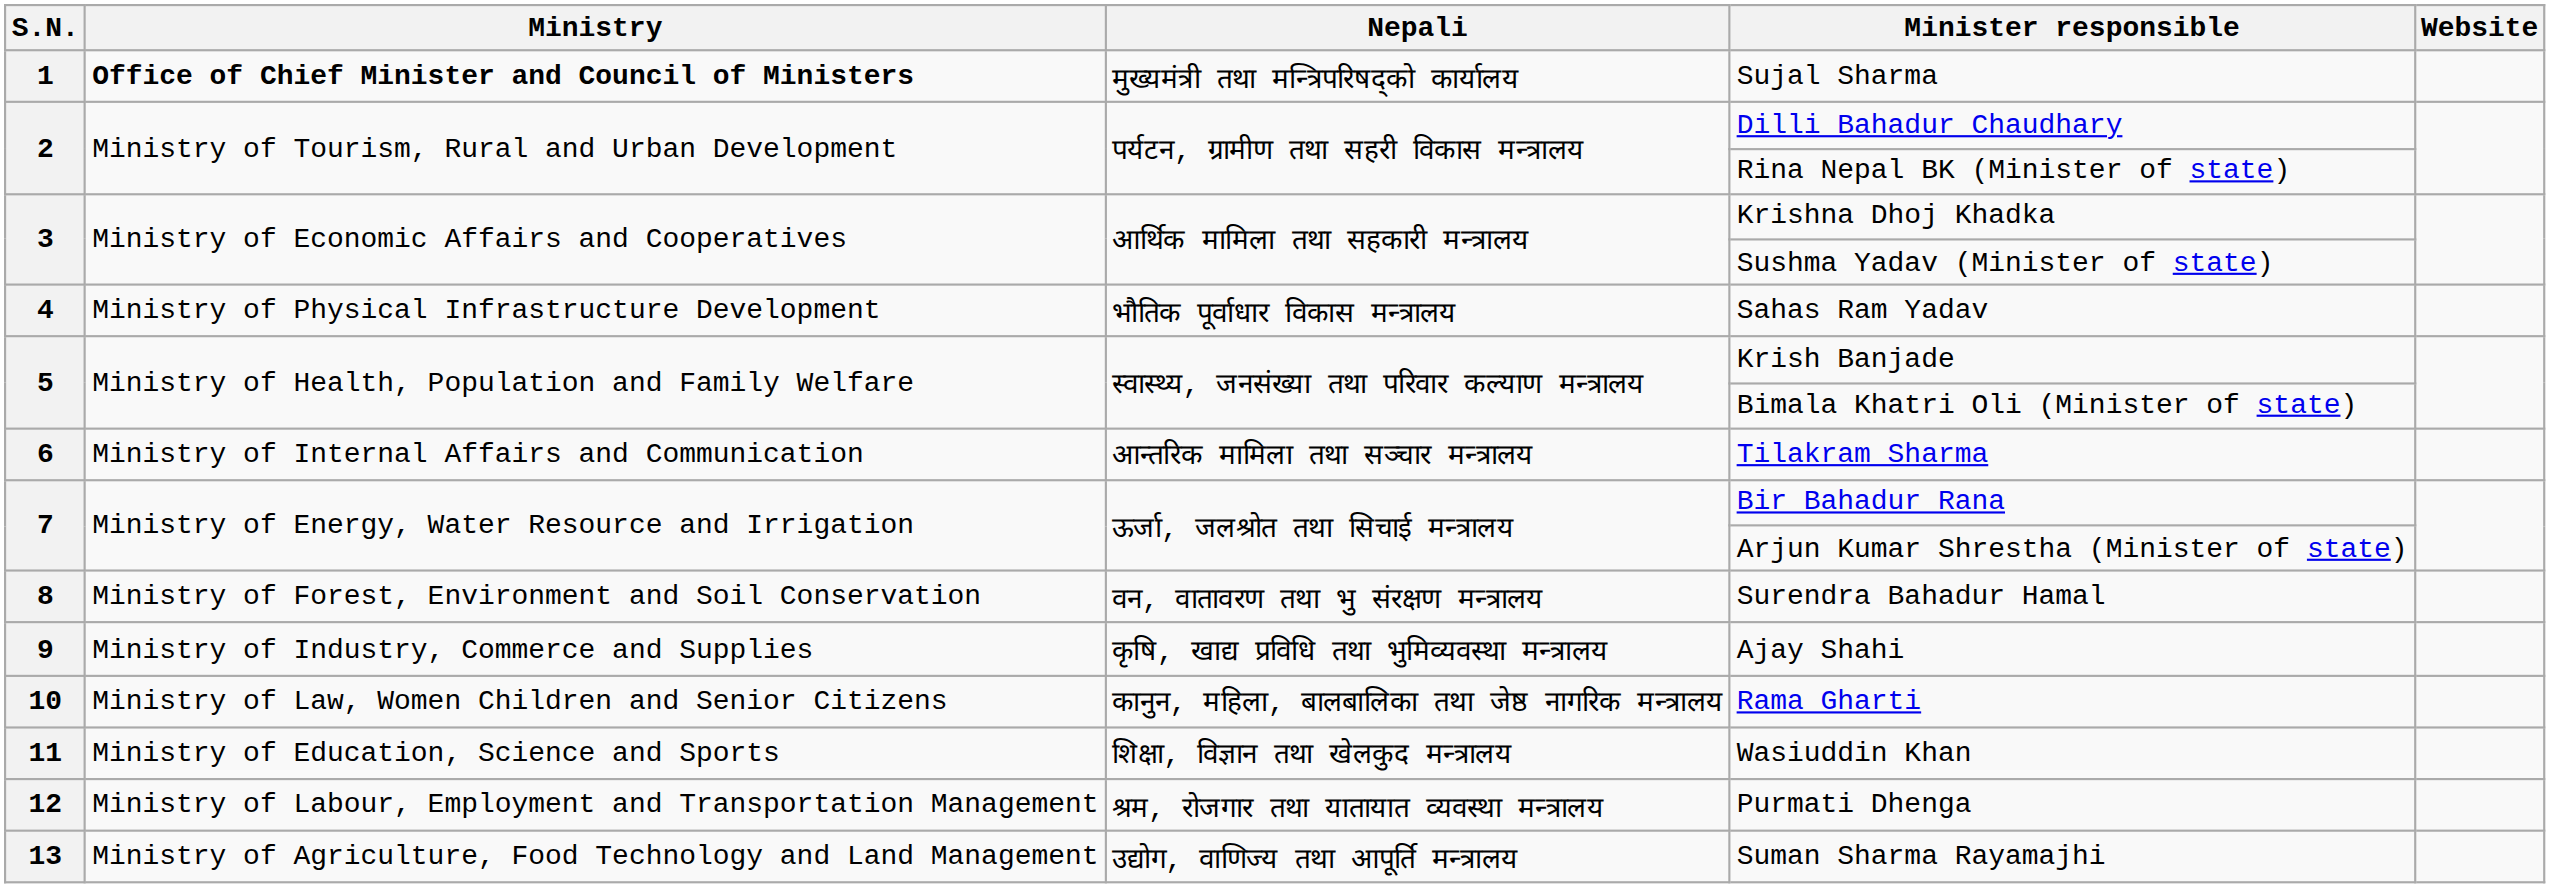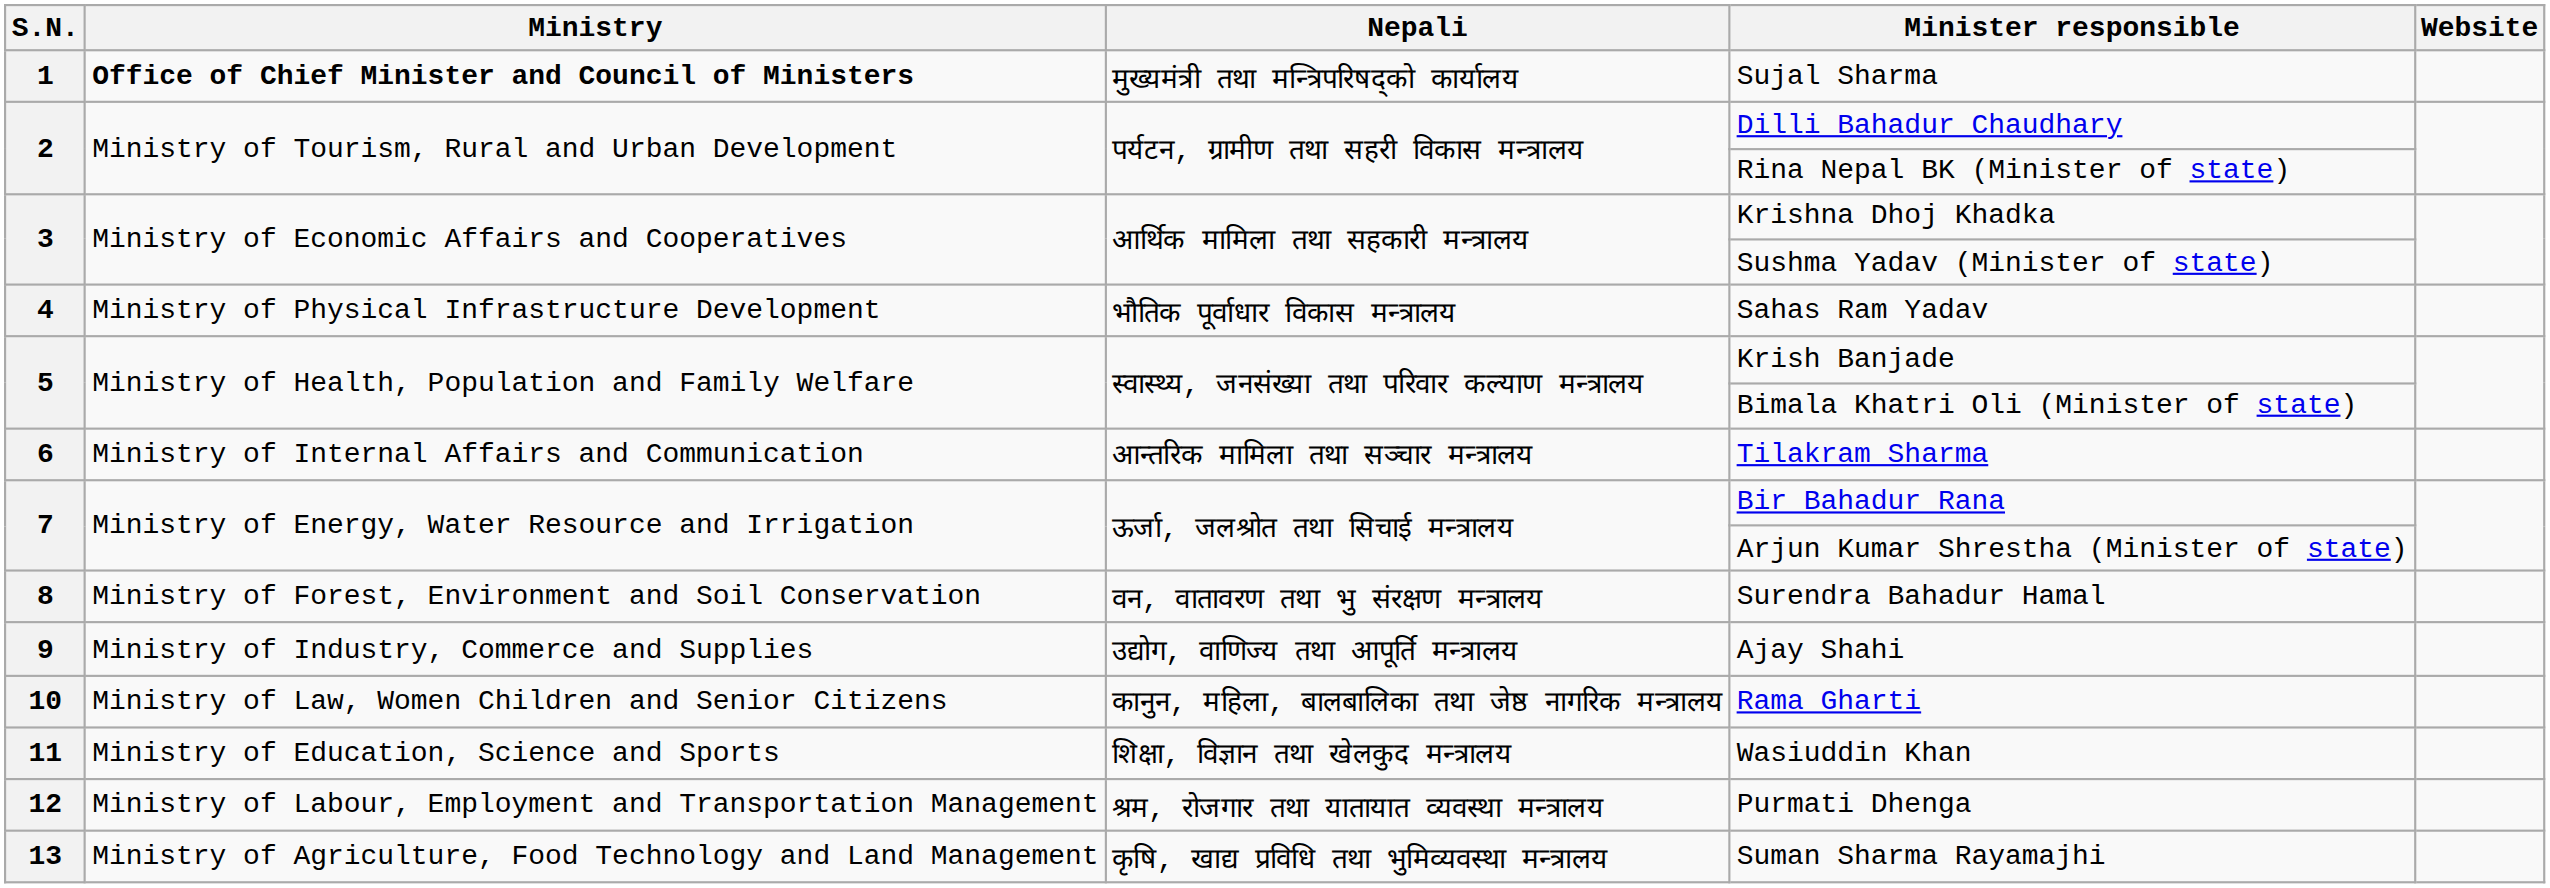(1360, 652) कृषि, खाद्य प्रविधि तथा भुमिव्यवस्था मन्त्रालय -> (1315, 652) उद्योग, वाणिज्य तथा आपूर्ति मन्त्रालय
(1315, 860) उद्योग, वाणिज्य तथा आपूर्ति मन्त्रालय -> (1360, 860) कृषि, खाद्य प्रविधि तथा भुमिव्यवस्था मन्त्रालय
